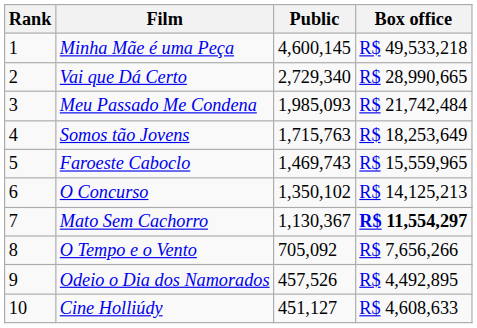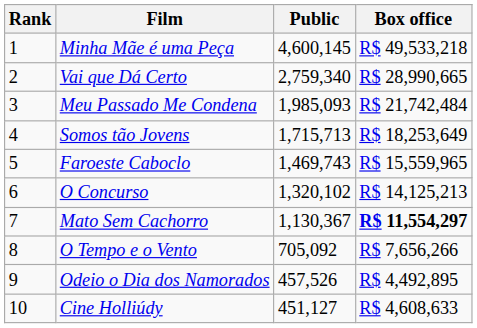(314, 76) 2,729,340 -> (314, 76) 2,759,340
(314, 134) 1,715,763 -> (314, 134) 1,715,713
(314, 192) 1,350,102 -> (314, 192) 1,320,102
